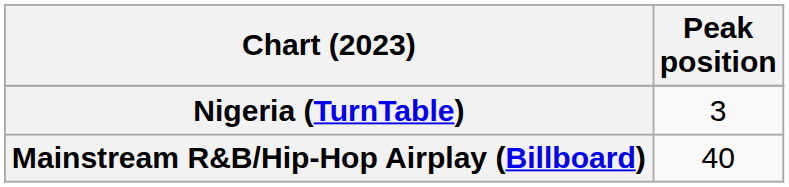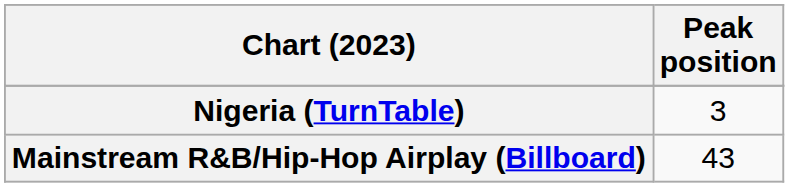(718, 157) 40 -> (718, 157) 43
